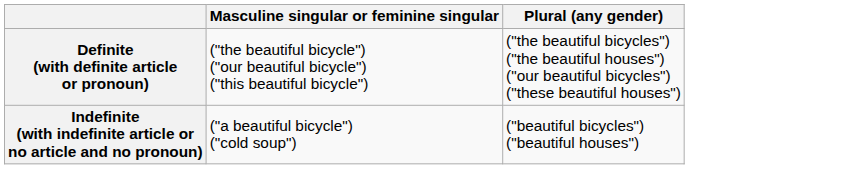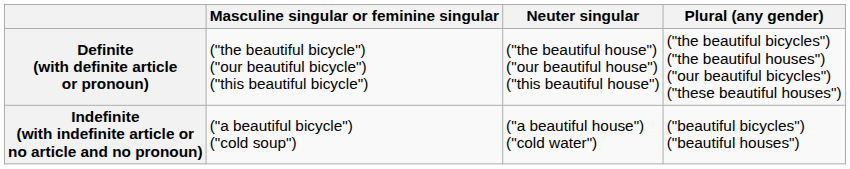+ column: (583, 16)
